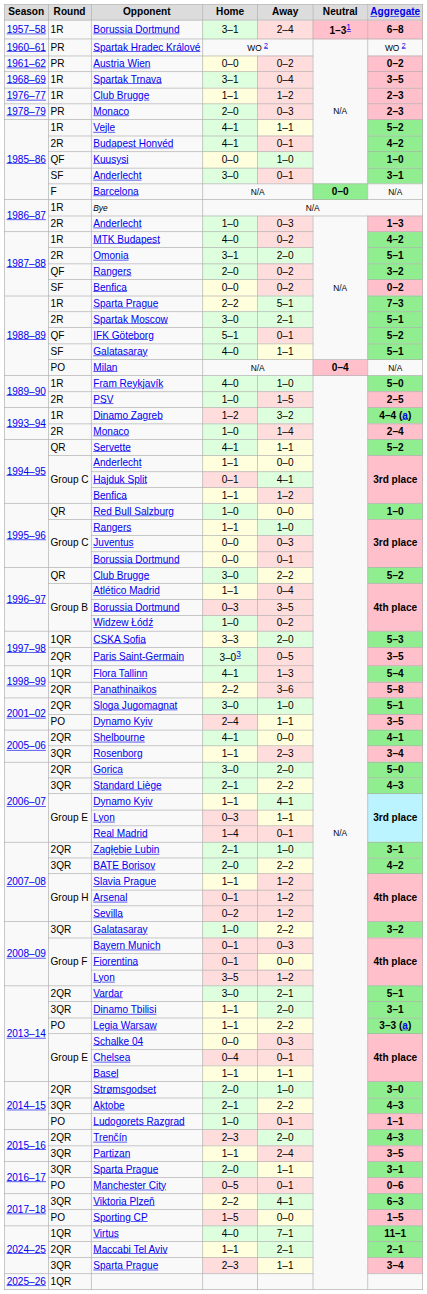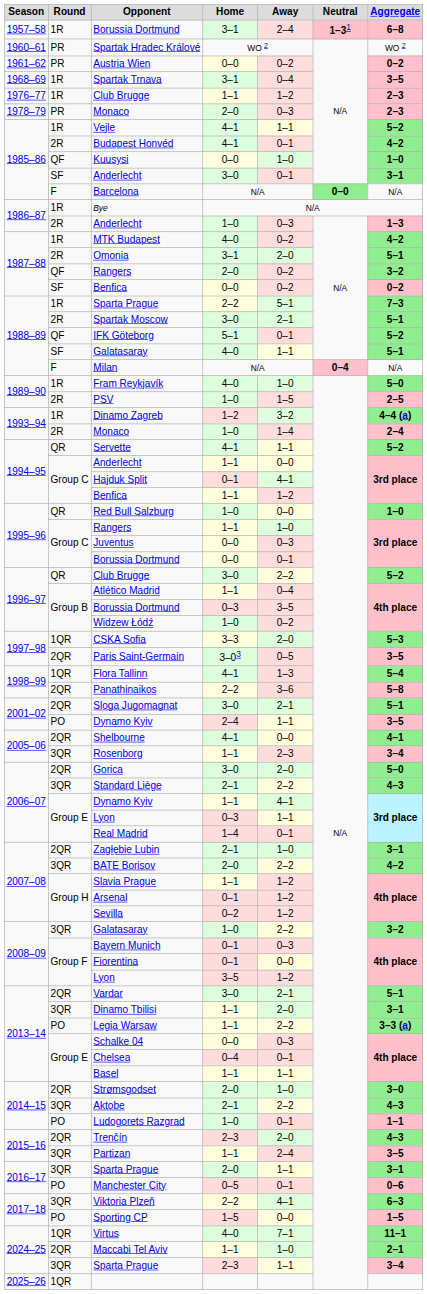(58, 367) PO -> (54, 367) F
(285, 706) 1–0 -> (285, 706) 2–1
(285, 1249) 2–1 -> (285, 1249) 1–0
